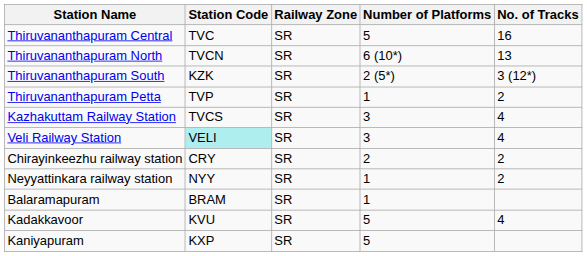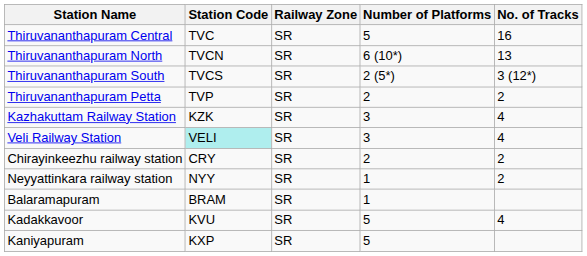(201, 76) KZK -> (206, 76) TVCS
(367, 96) 1 -> (367, 96) 2
(206, 117) TVCS -> (201, 117) KZK
